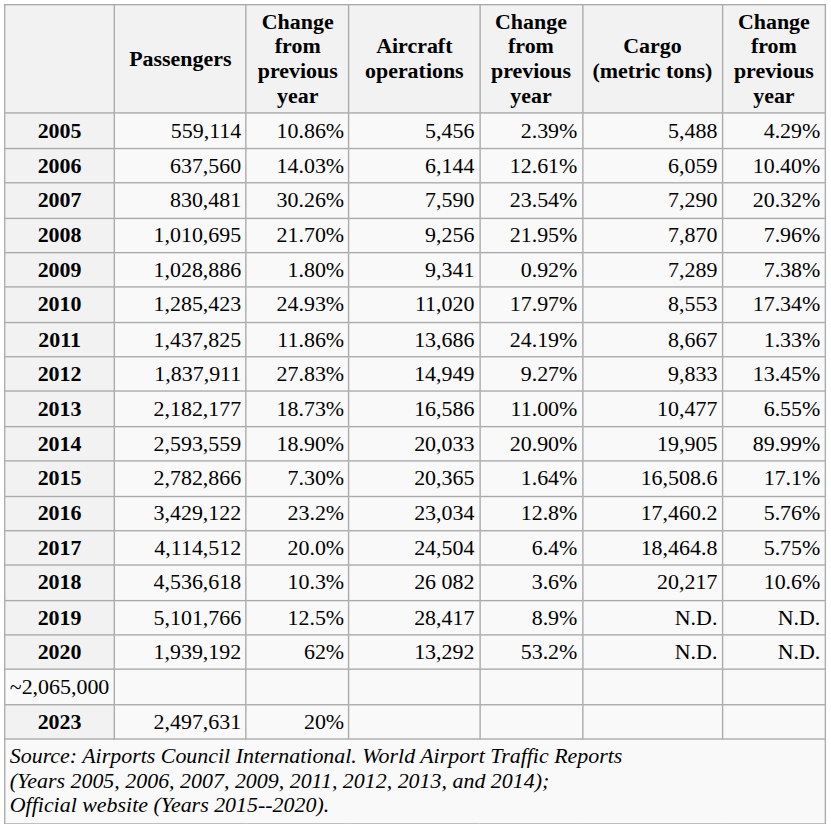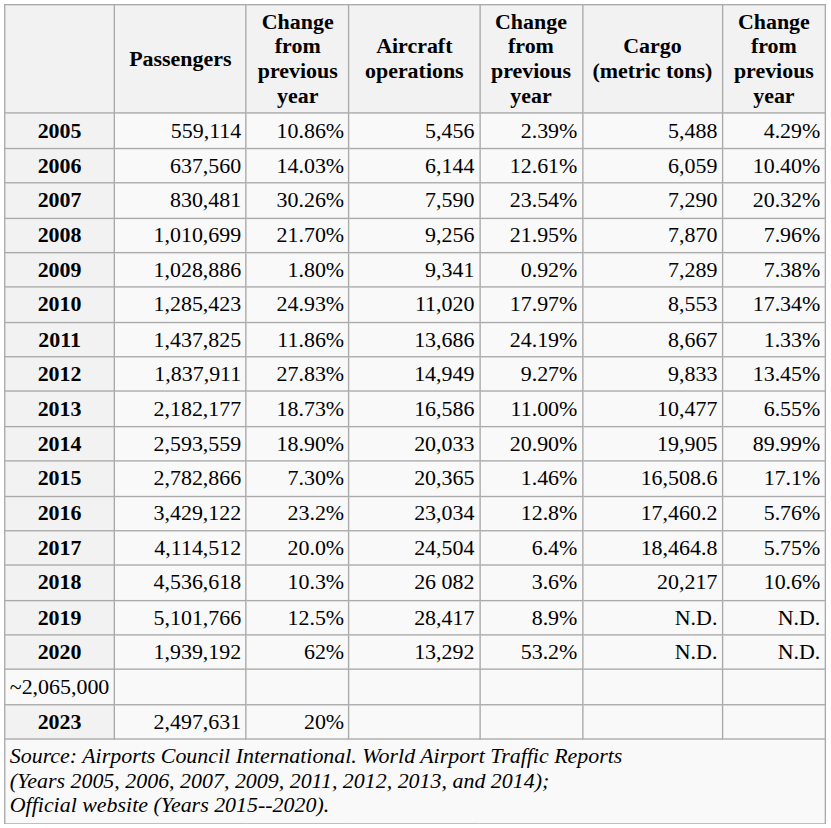(197, 234) 1,010,695 -> (197, 234) 1,010,699
(549, 478) 1.64% -> (549, 478) 1.46%
